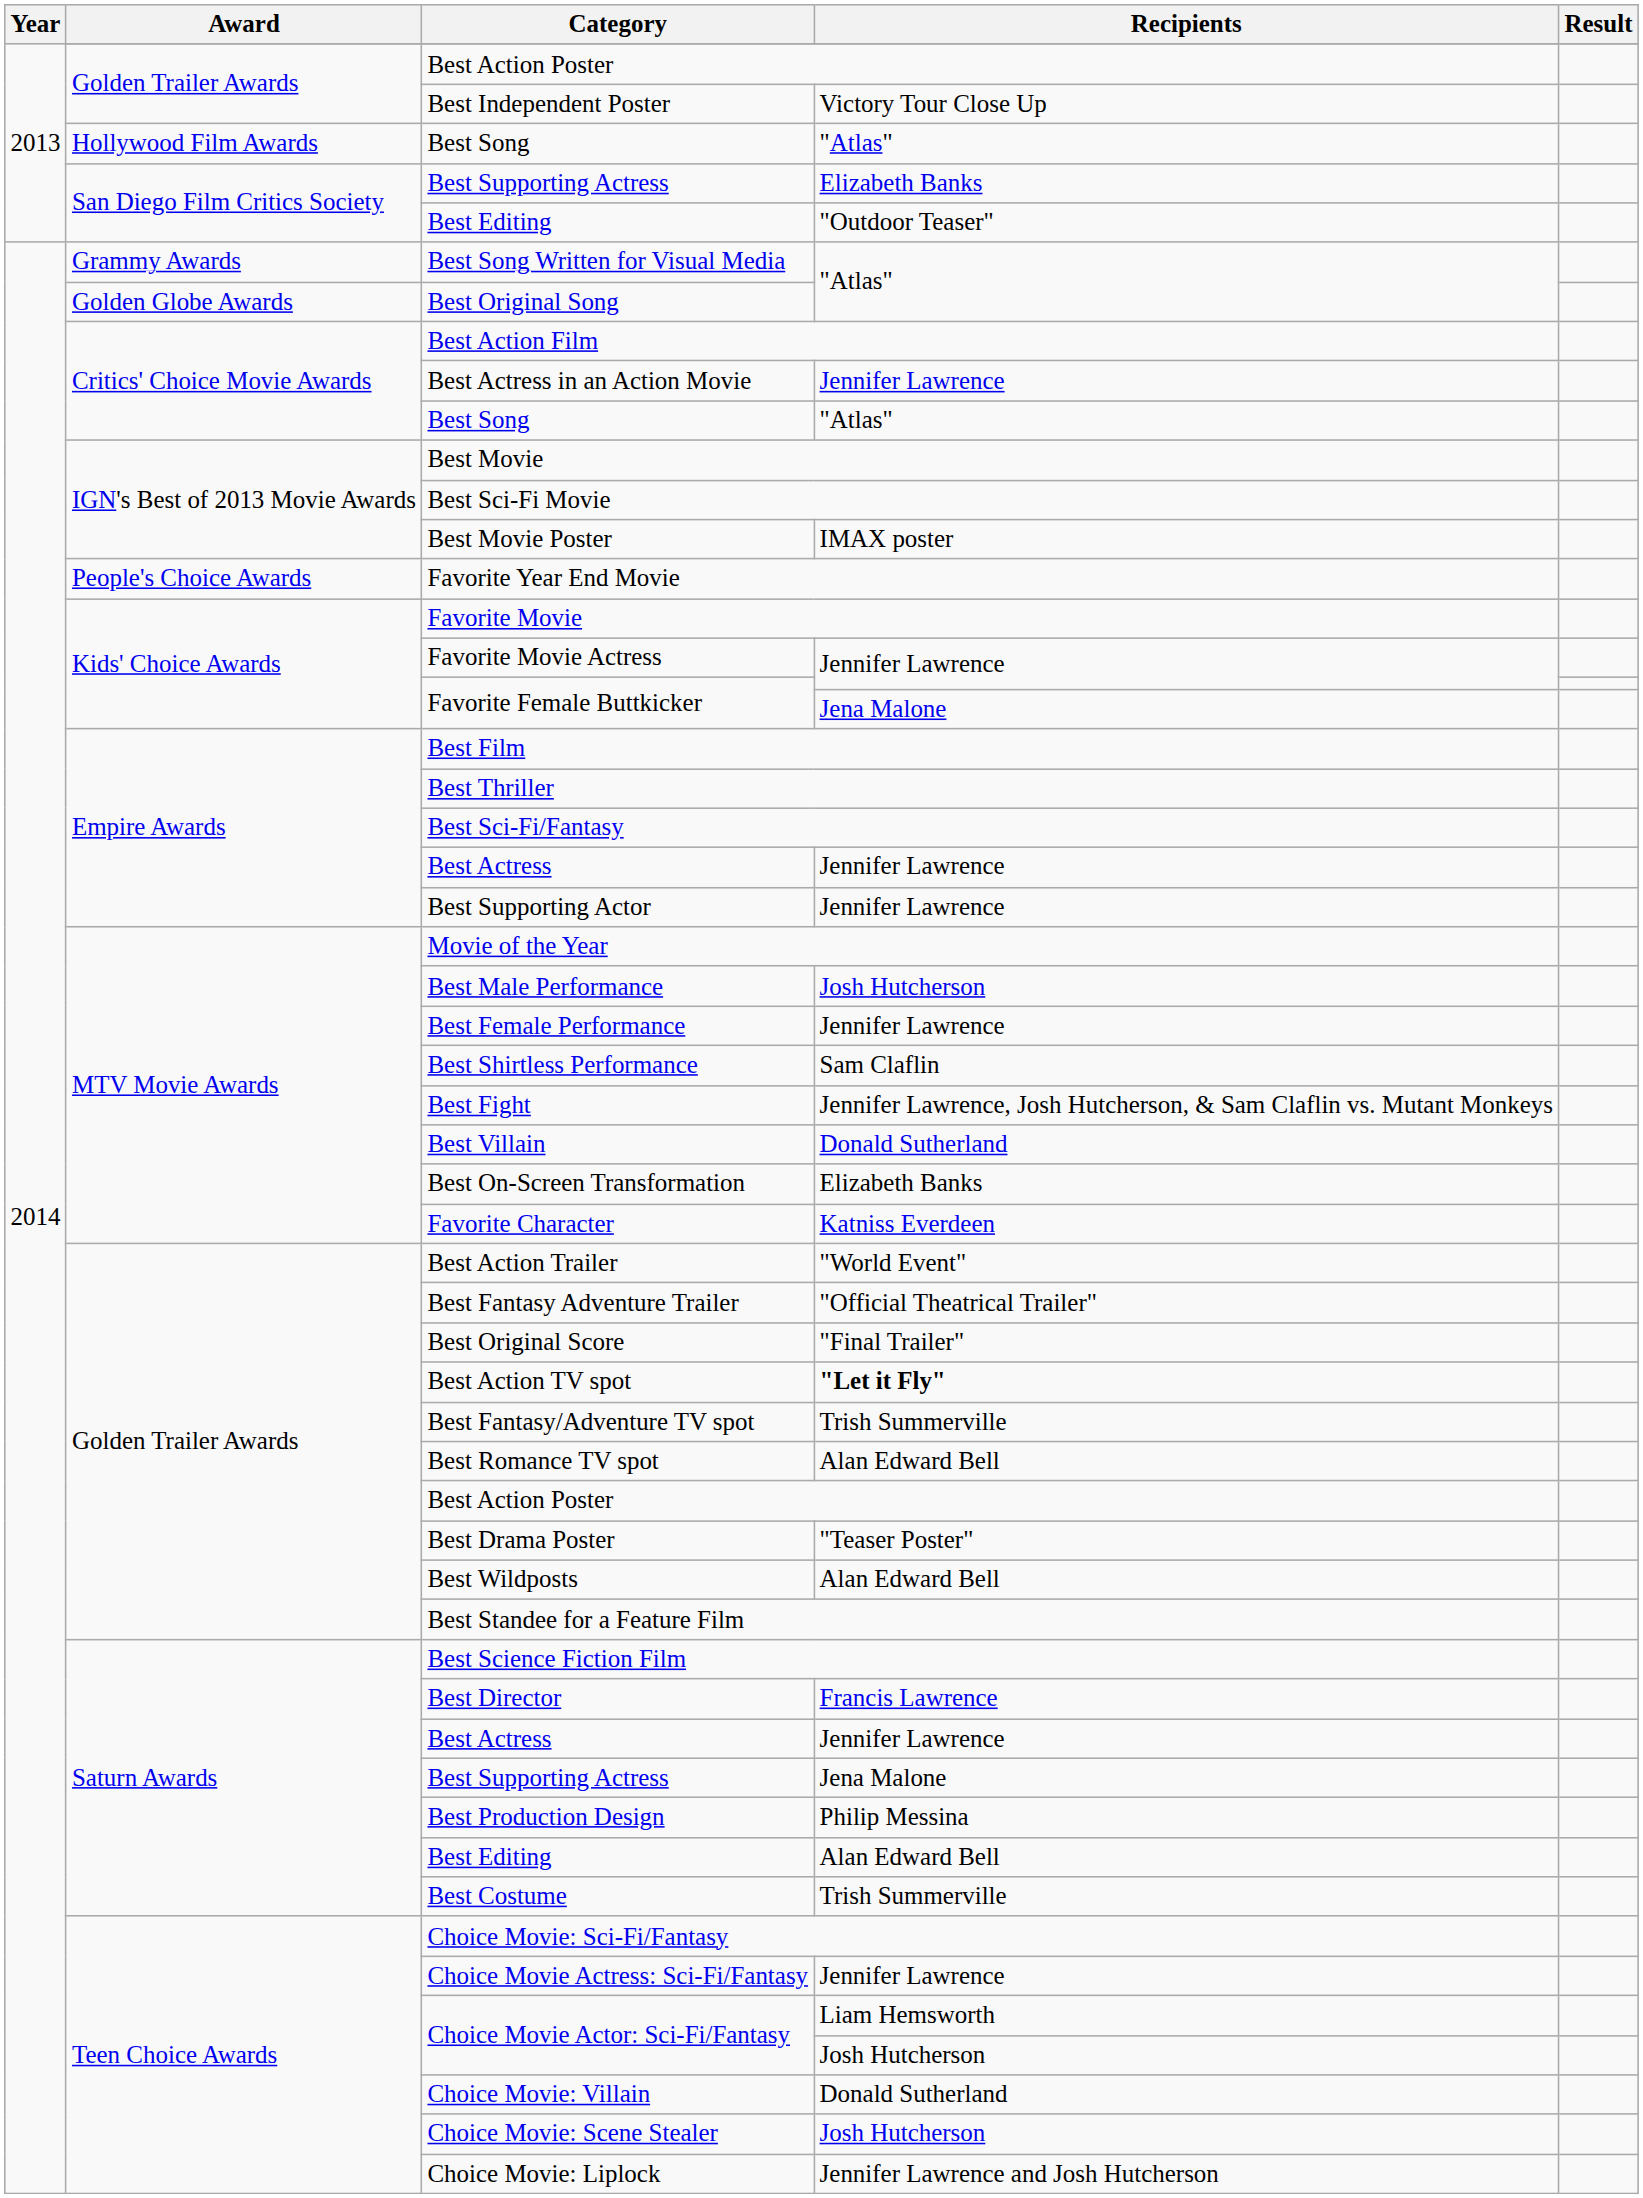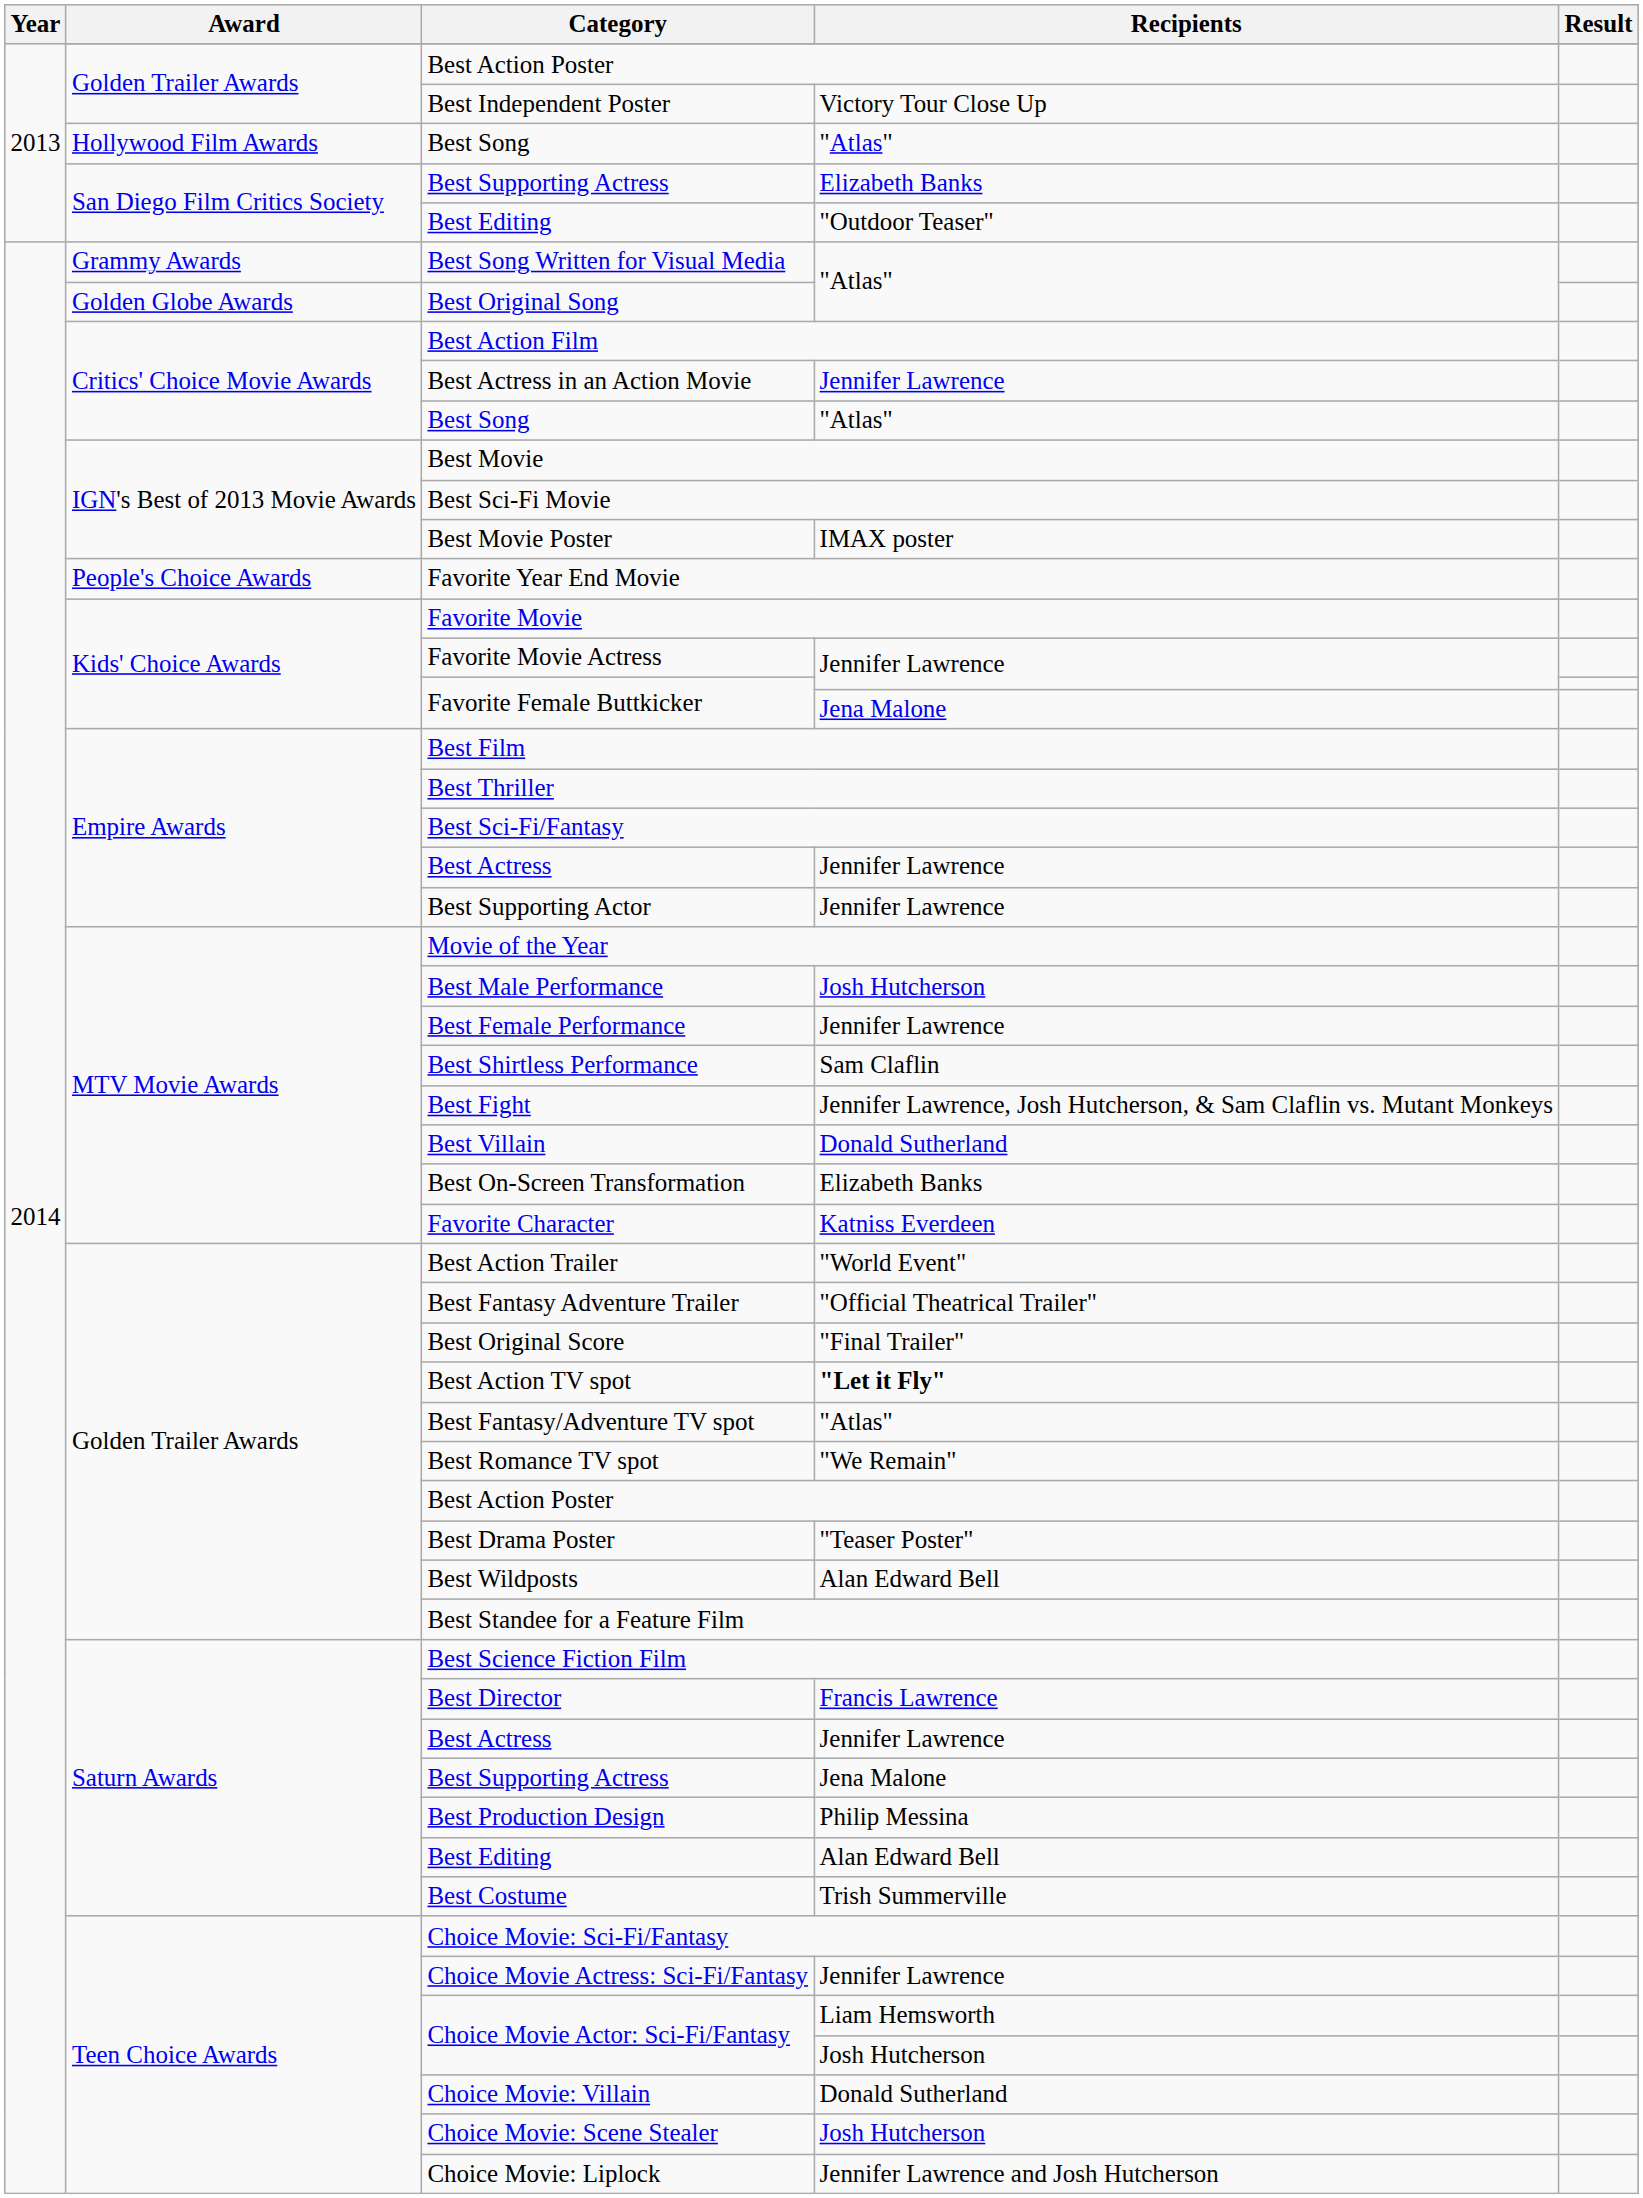(913, 1421) Trish Summerville -> (856, 1421) "Atlas"
(910, 1460) Alan Edward Bell -> (888, 1460) "We Remain"
